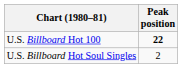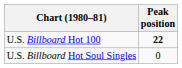(158, 55) 2 -> (158, 55) 0
